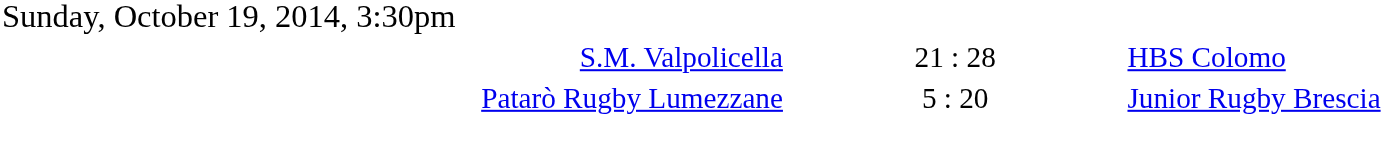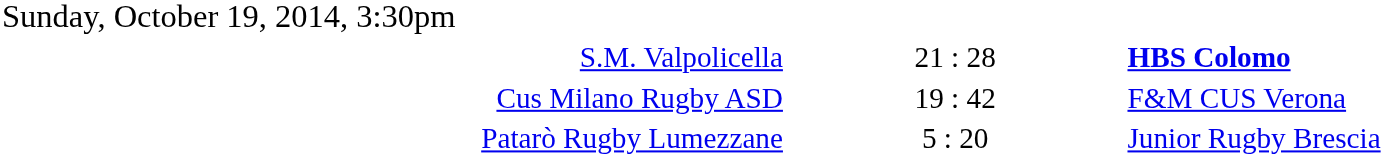(1207, 57) normal -> (1209, 57) bold
+ row: (640, 98)
